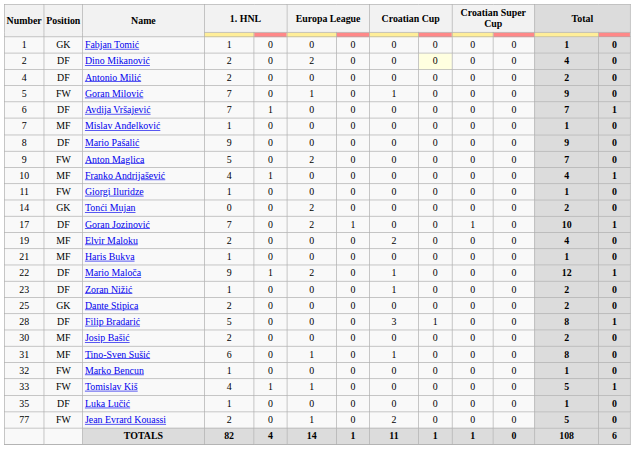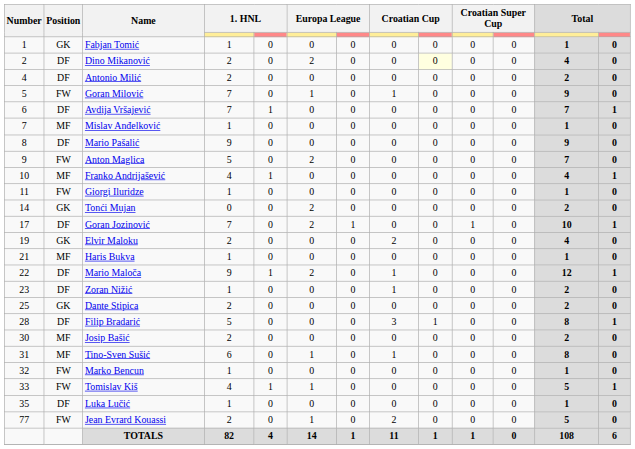(63, 240) MF -> (63, 240) GK
